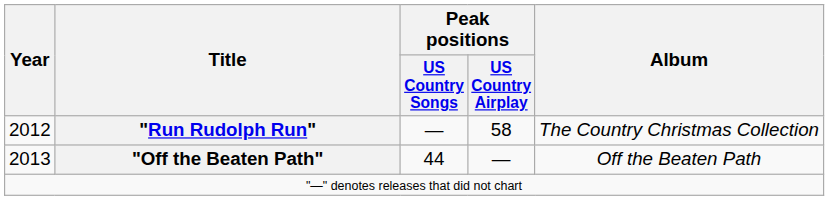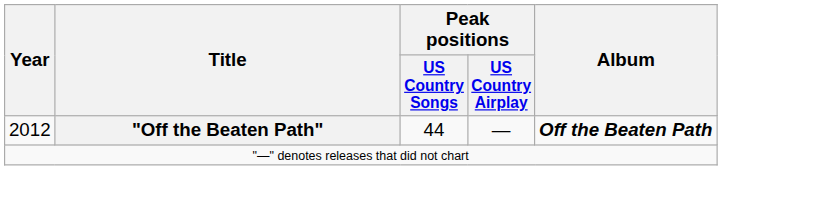- row: (228, 130)
(30, 159) 2013 -> (30, 130) 2012
(679, 159) normal -> (626, 130) bold
